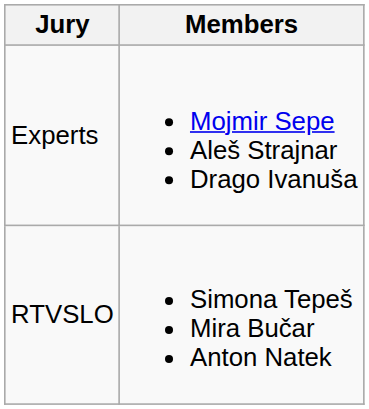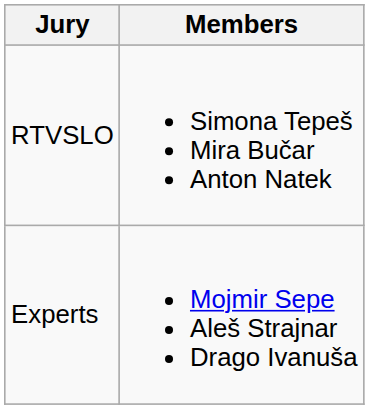rows swapped: (55, 135) <-> (62, 314)
